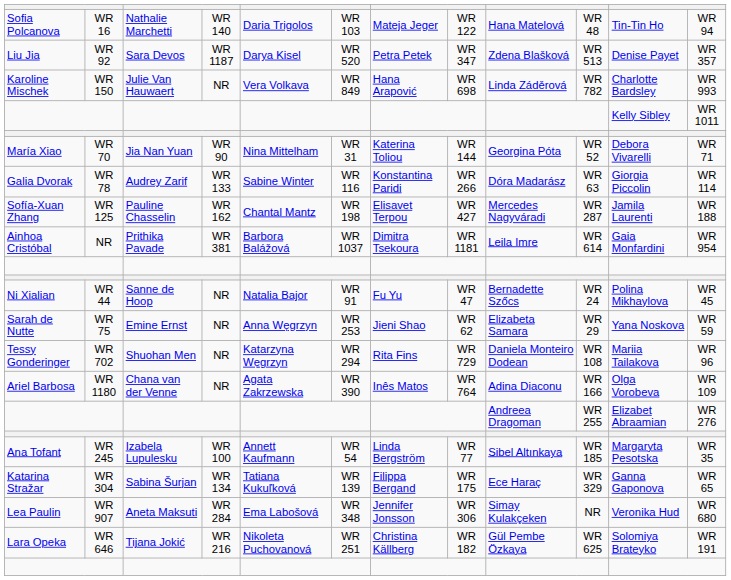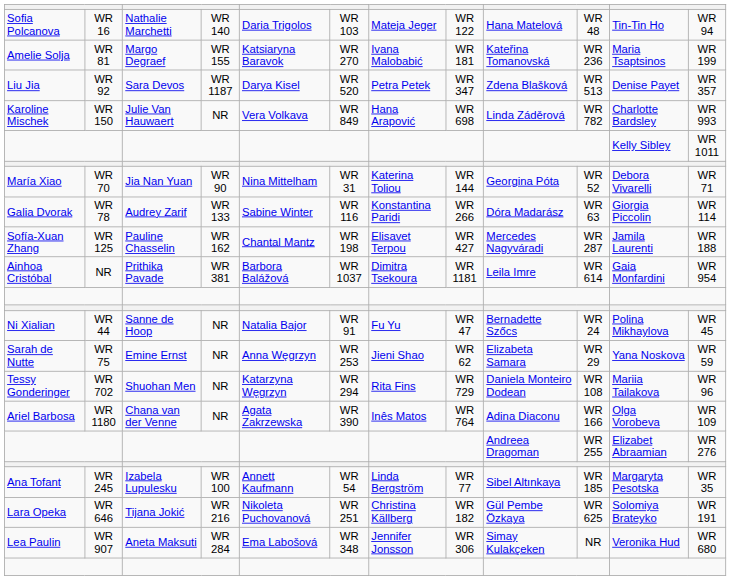+ row: (38, 55)
- row: (28, 482)
rows swapped: (37, 542) <-> (34, 512)
